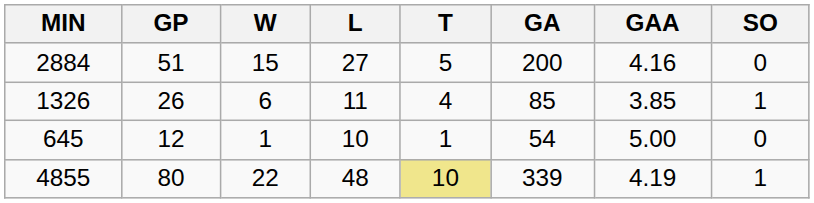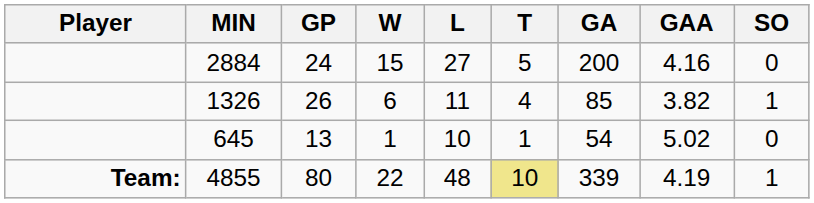+ column: (95, 23)
(171, 62) 51 -> (318, 62) 24
(653, 100) 3.85 -> (687, 100) 3.82
(171, 139) 12 -> (318, 139) 13
(653, 139) 5.00 -> (687, 139) 5.02
